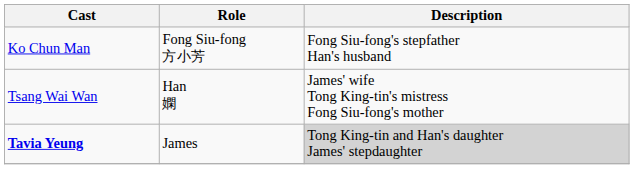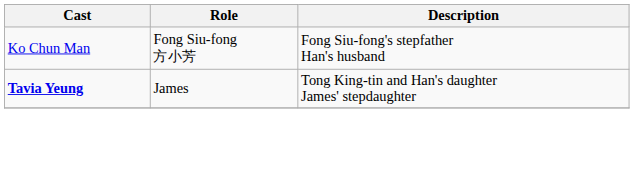- row: (53, 96)
(405, 143) lightgrey background -> (399, 88) no background
